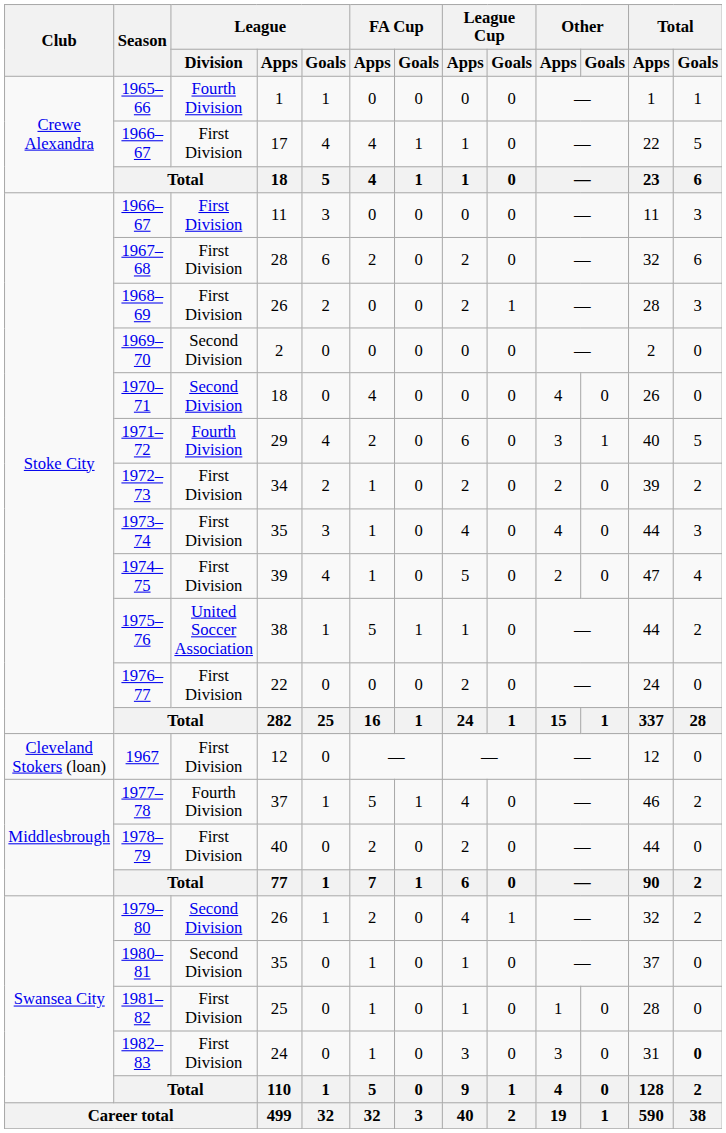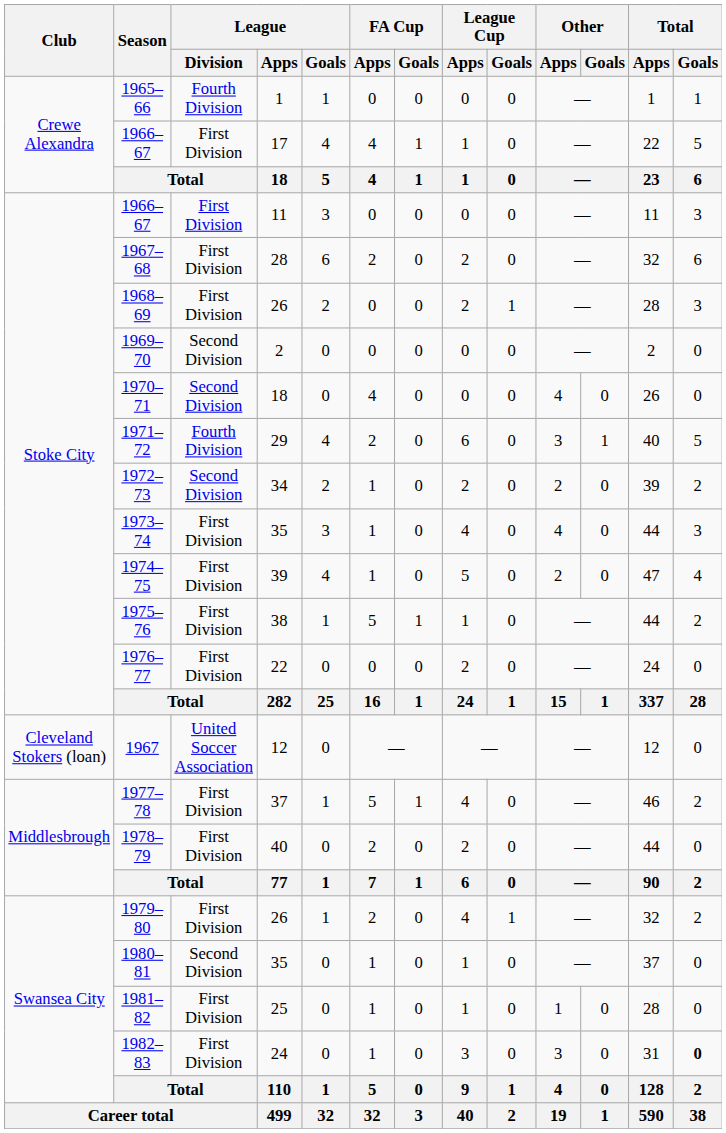(214, 485) First Division -> (214, 485) Second Division
(214, 630) United Soccer Association -> (214, 621) First Division
(214, 756) First Division -> (214, 747) United Soccer Association
(214, 801) Fourth Division -> (214, 801) First Division
(214, 918) Second Division -> (214, 918) First Division
